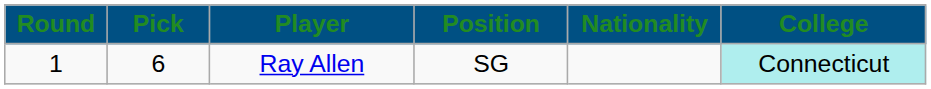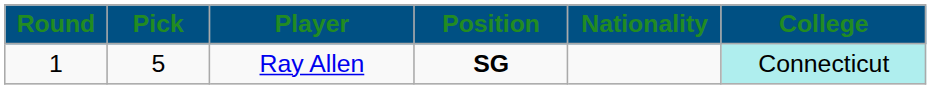(158, 63) 6 -> (158, 63) 5
(491, 63) normal -> (491, 63) bold
